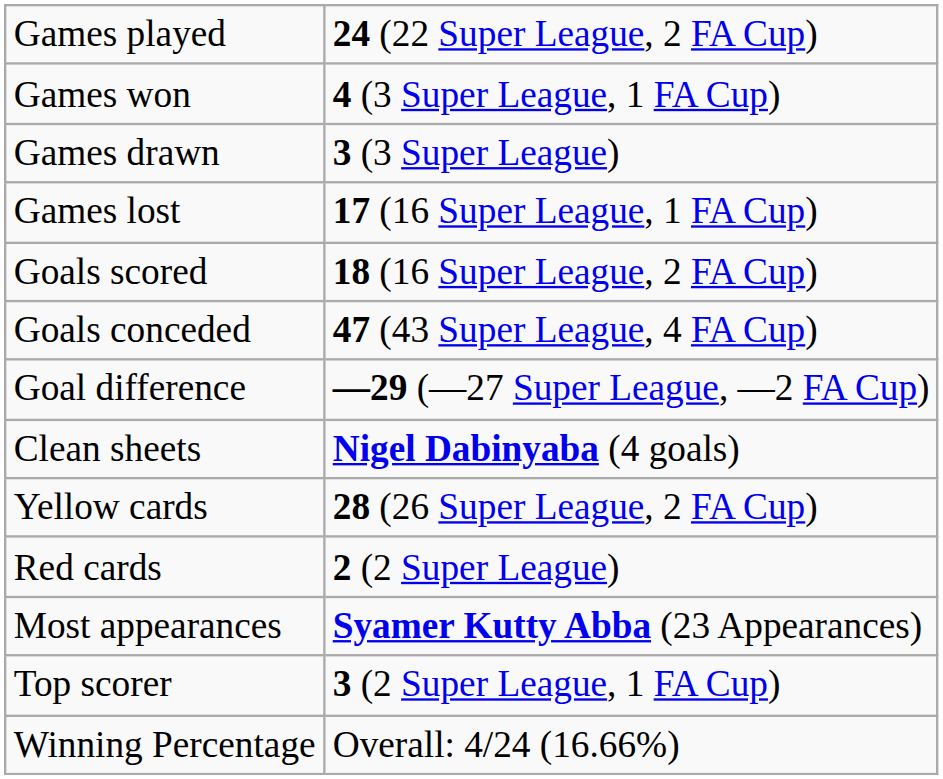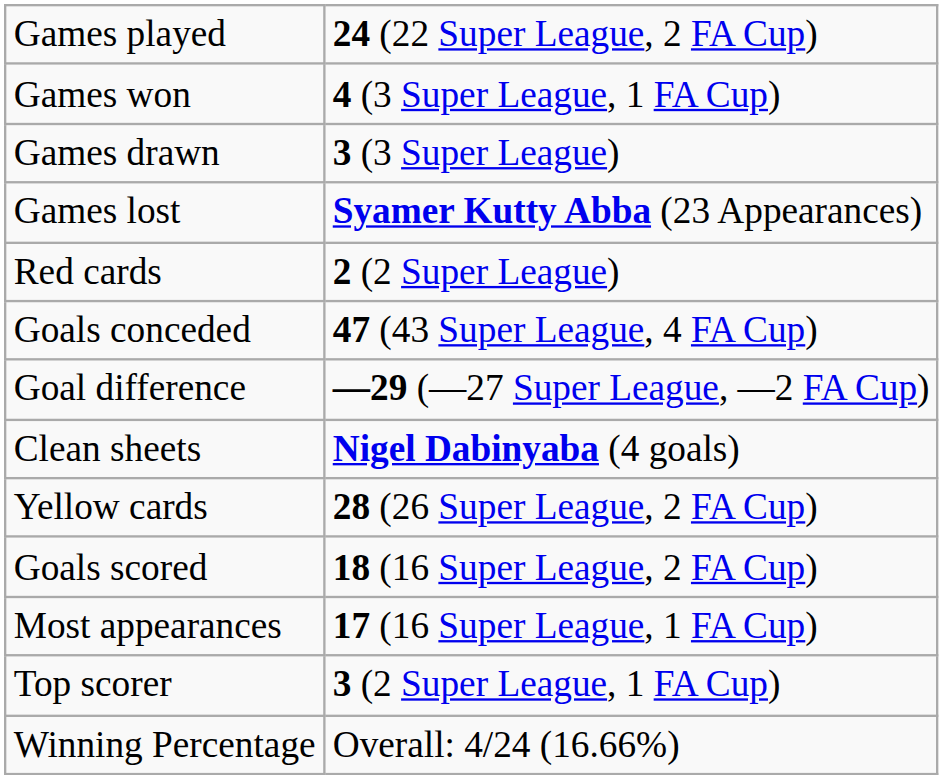(575, 211) 17 (16 Super League, 1 FA Cup) -> (627, 211) Syamer Kutty Abba (23 Appearances)
rows swapped: (111, 270) <-> (88, 566)
(627, 625) Syamer Kutty Abba (23 Appearances) -> (575, 625) 17 (16 Super League, 1 FA Cup)
